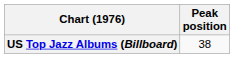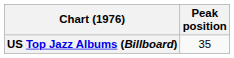(205, 44) 38 -> (205, 44) 35
